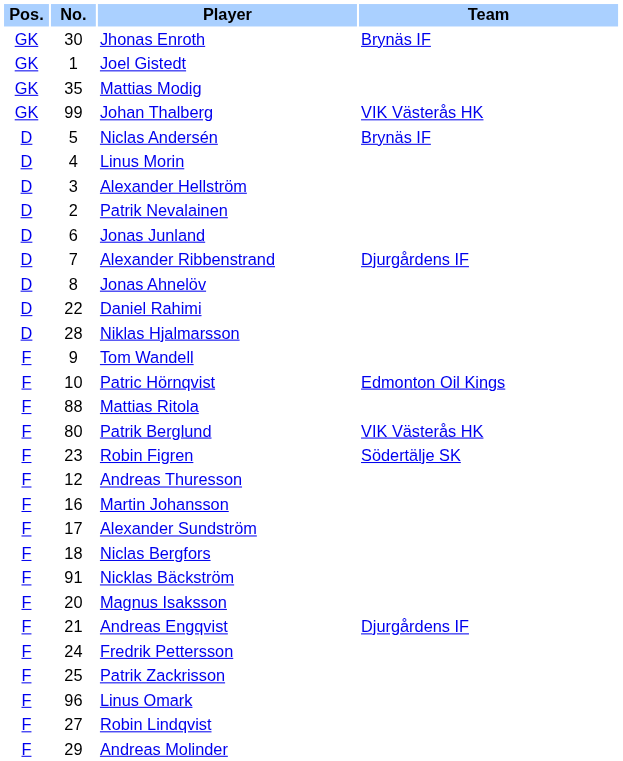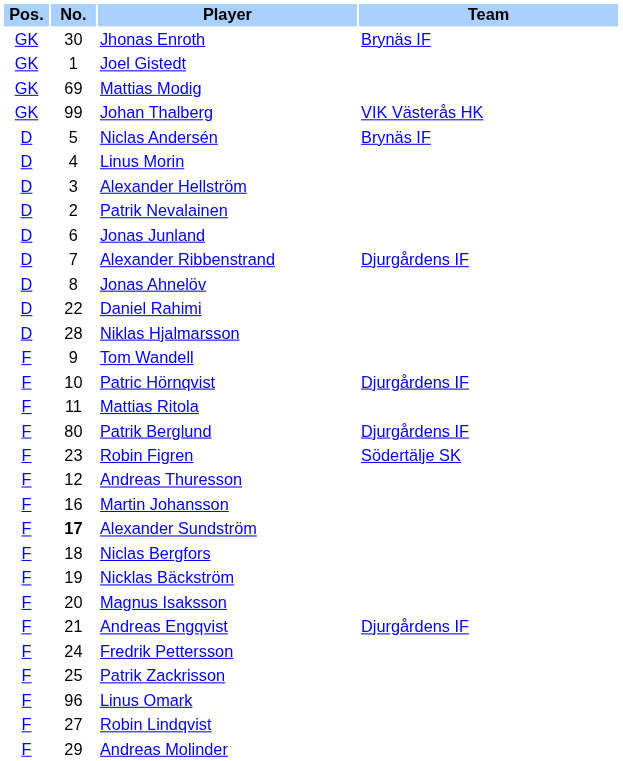(73, 88) 35 -> (73, 88) 69
(433, 382) Edmonton Oil Kings -> (415, 382) Djurgårdens IF
(73, 406) 88 -> (73, 406) 11
(422, 431) VIK Västerås HK -> (415, 431) Djurgårdens IF
(73, 529) normal -> (73, 529) bold
(73, 578) 91 -> (73, 578) 19
